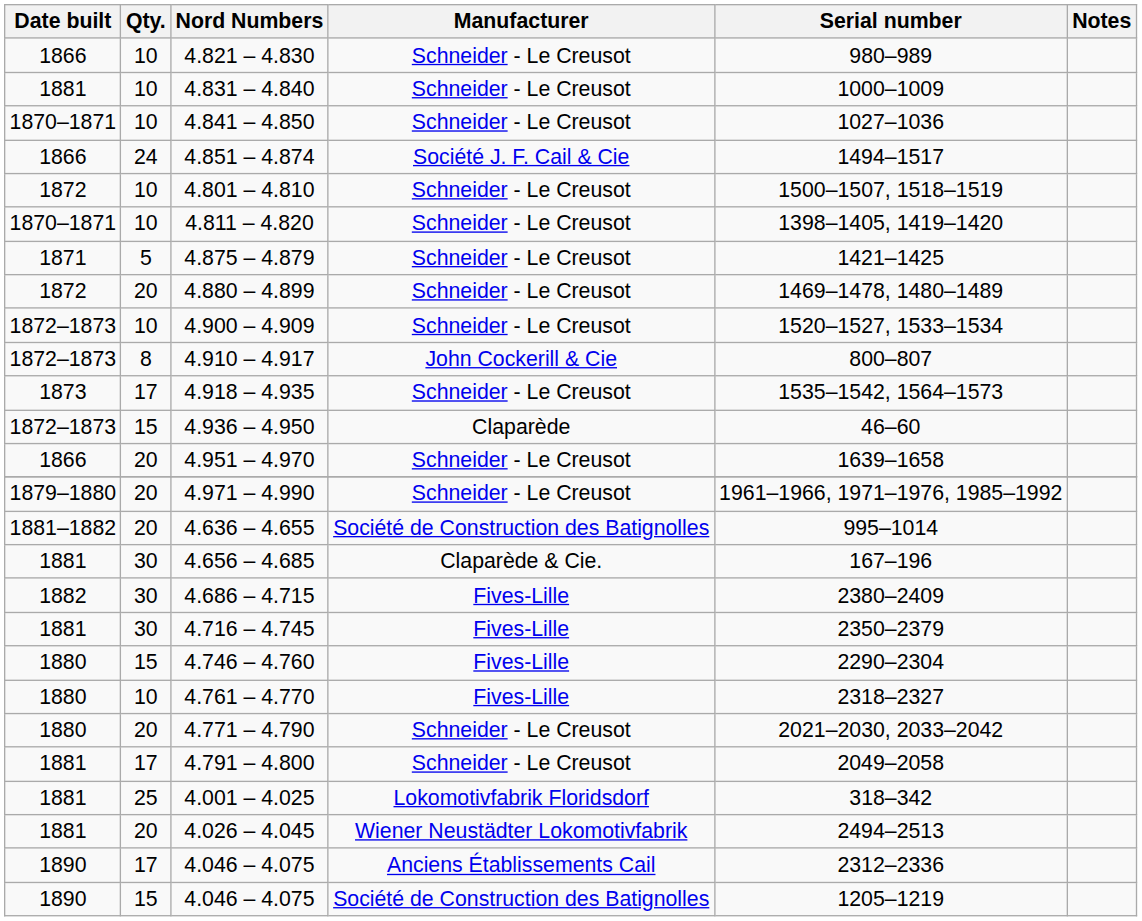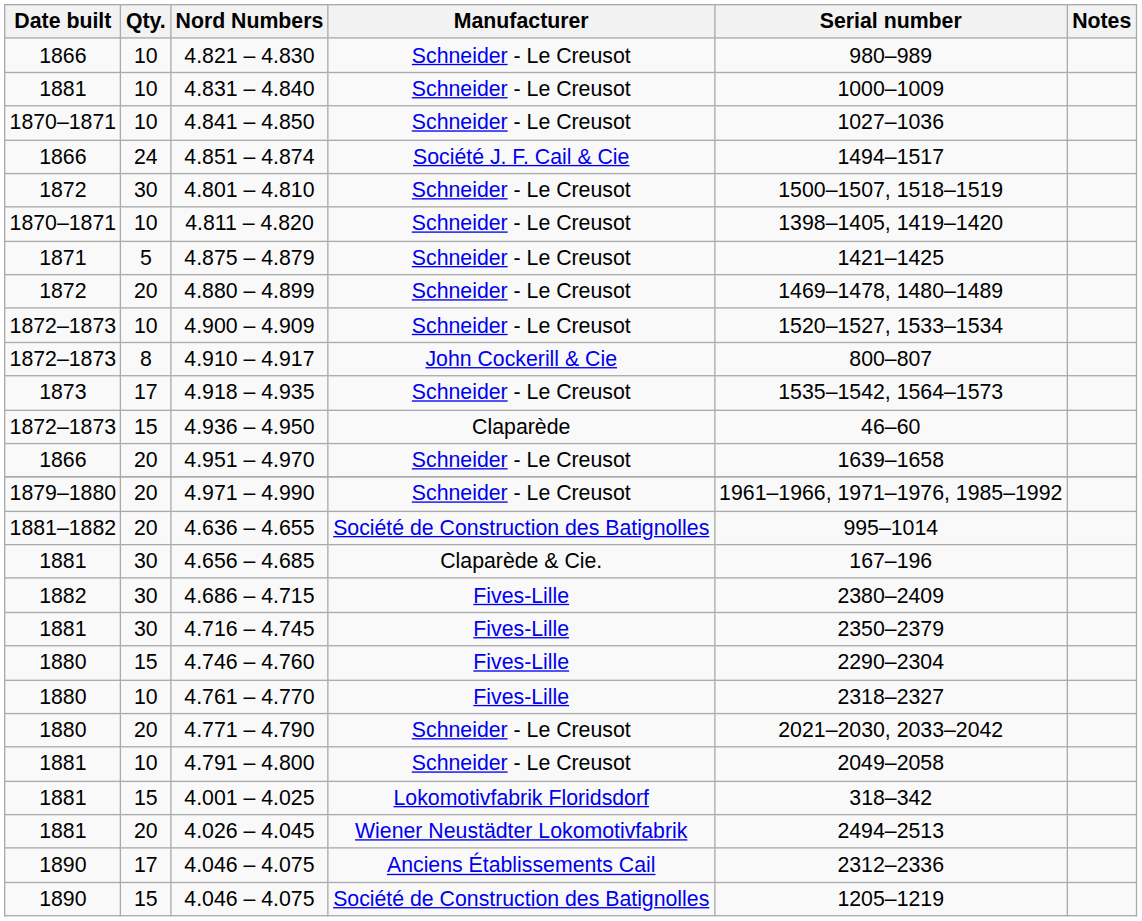(146, 190) 10 -> (146, 190) 30
(146, 763) 17 -> (146, 763) 10
(146, 797) 25 -> (146, 797) 15
